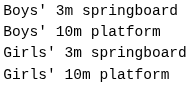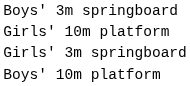rows swapped: (82, 32) <-> (86, 75)
